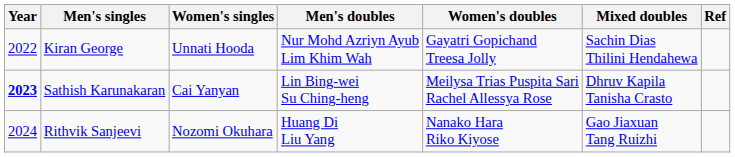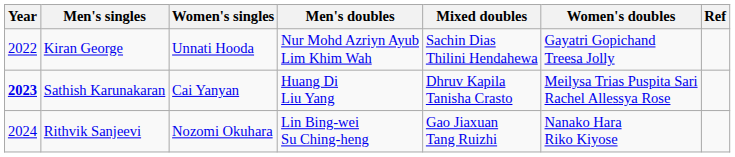columns swapped: (502, 16) <-> (642, 16)
(325, 90) Lin Bing-wei Su Ching-heng -> (310, 90) Huang Di Liu Yang
(310, 131) Huang Di Liu Yang -> (325, 131) Lin Bing-wei Su Ching-heng
